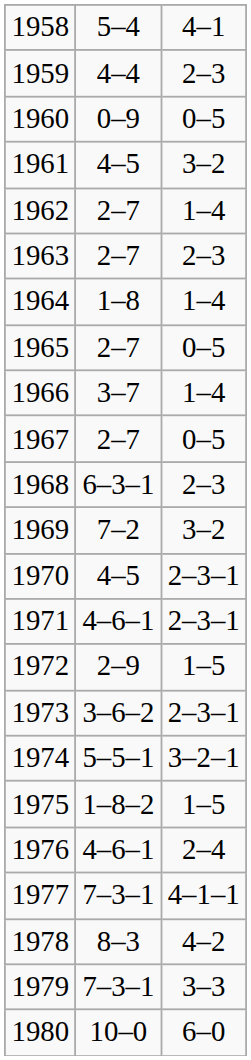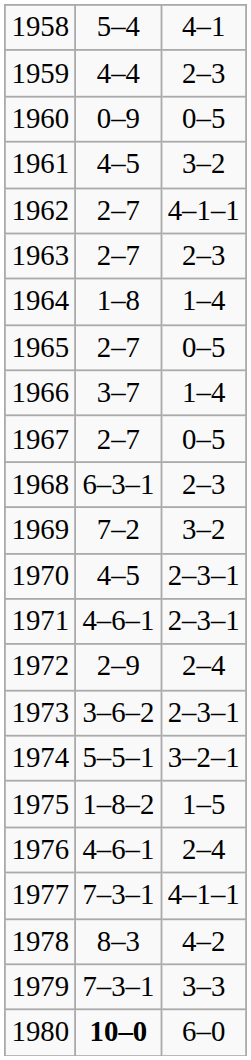(204, 210) 1–4 -> (204, 210) 4–1–1
(204, 666) 1–5 -> (204, 666) 2–4
(118, 1032) normal -> (118, 1032) bold
